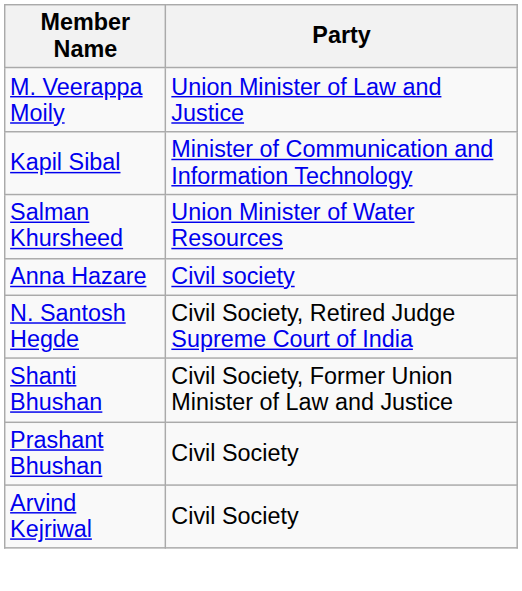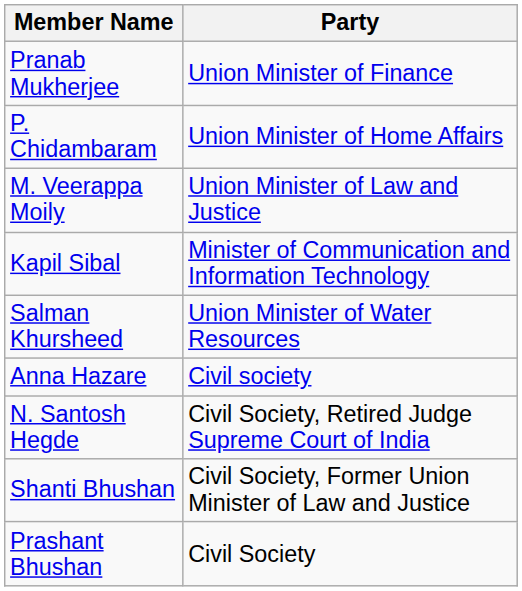+ row: (65, 73)
+ row: (83, 136)
- row: (51, 516)
